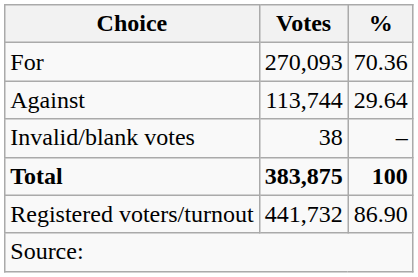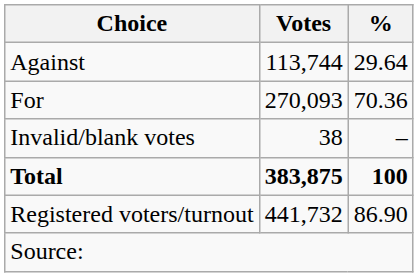rows swapped: (27, 61) <-> (48, 99)
